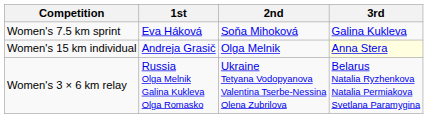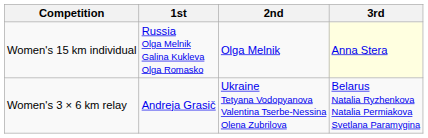- row: (64, 31)
(179, 48) Andreja Grasič -> (173, 50) Russia Olga Melnik Galina Kukleva Olga Romasko
(173, 85) Russia Olga Melnik Galina Kukleva Olga Romasko -> (179, 105) Andreja Grasič
